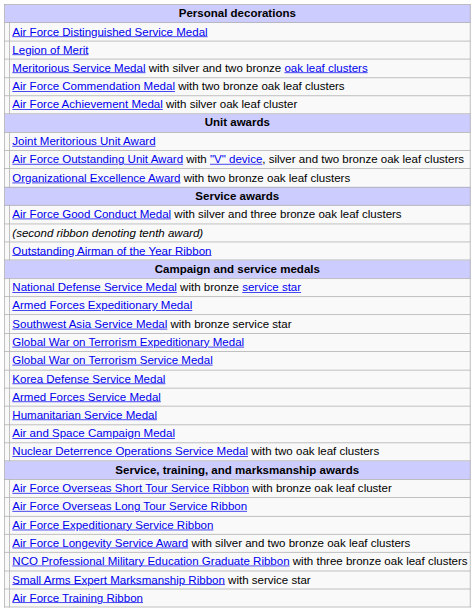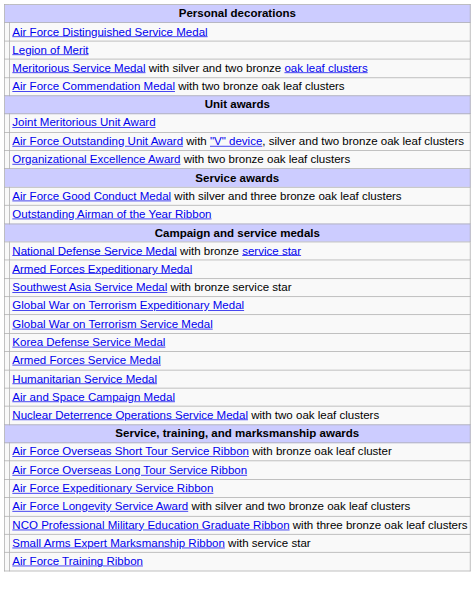- row: (155, 104)
- row: (108, 232)
